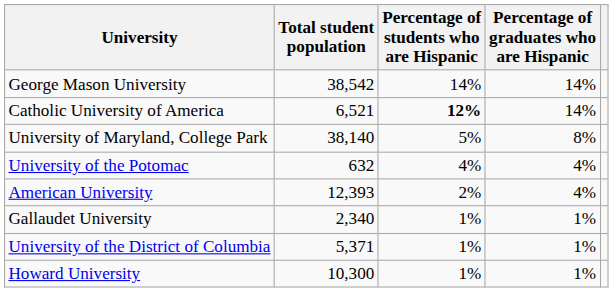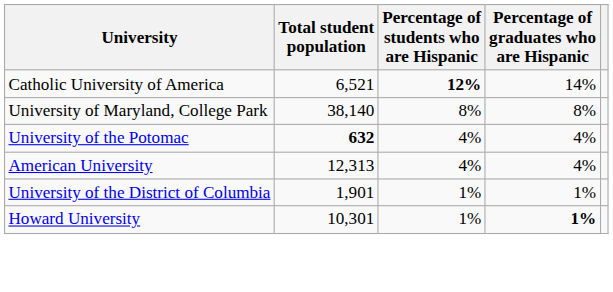- row: (97, 83)
(470, 138) 5% -> (470, 110) 8%
(361, 165) normal -> (361, 138) bold
(351, 192) 12,393 -> (351, 165) 12,313
(470, 192) 2% -> (470, 165) 4%
- row: (80, 219)
(355, 246) 5,371 -> (355, 192) 1,901
(351, 273) 10,300 -> (351, 219) 10,301
(585, 273) normal -> (583, 219) bold
